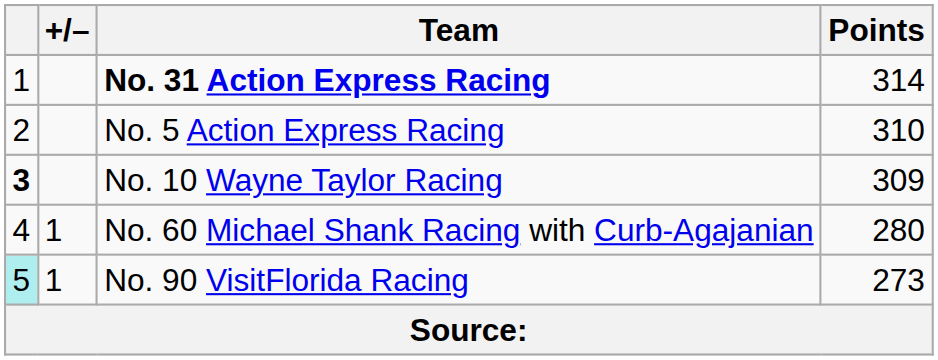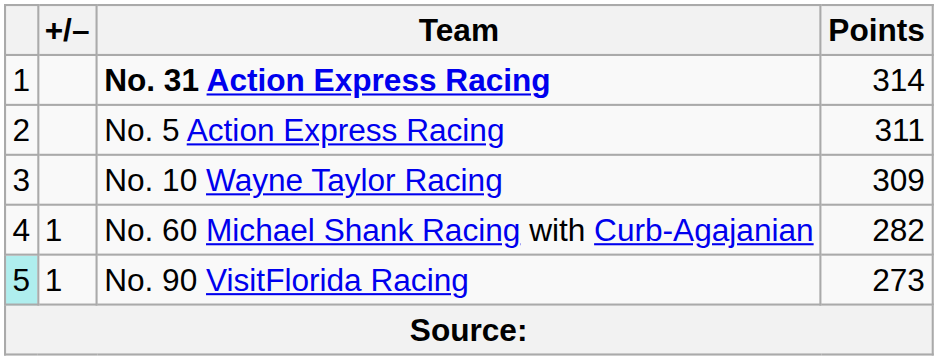(899, 130) 310 -> (900, 130) 311
(21, 180) bold -> (21, 180) normal
(899, 230) 280 -> (899, 230) 282
